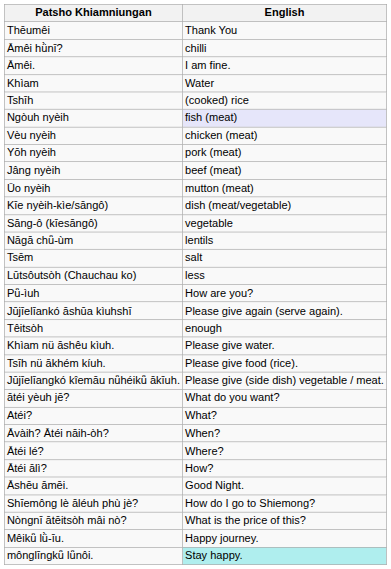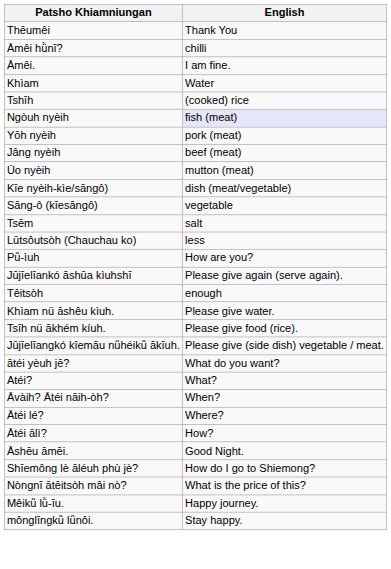- row: (31, 135)
- row: (40, 240)
(214, 556) paleturquoise background -> (214, 521) no background
